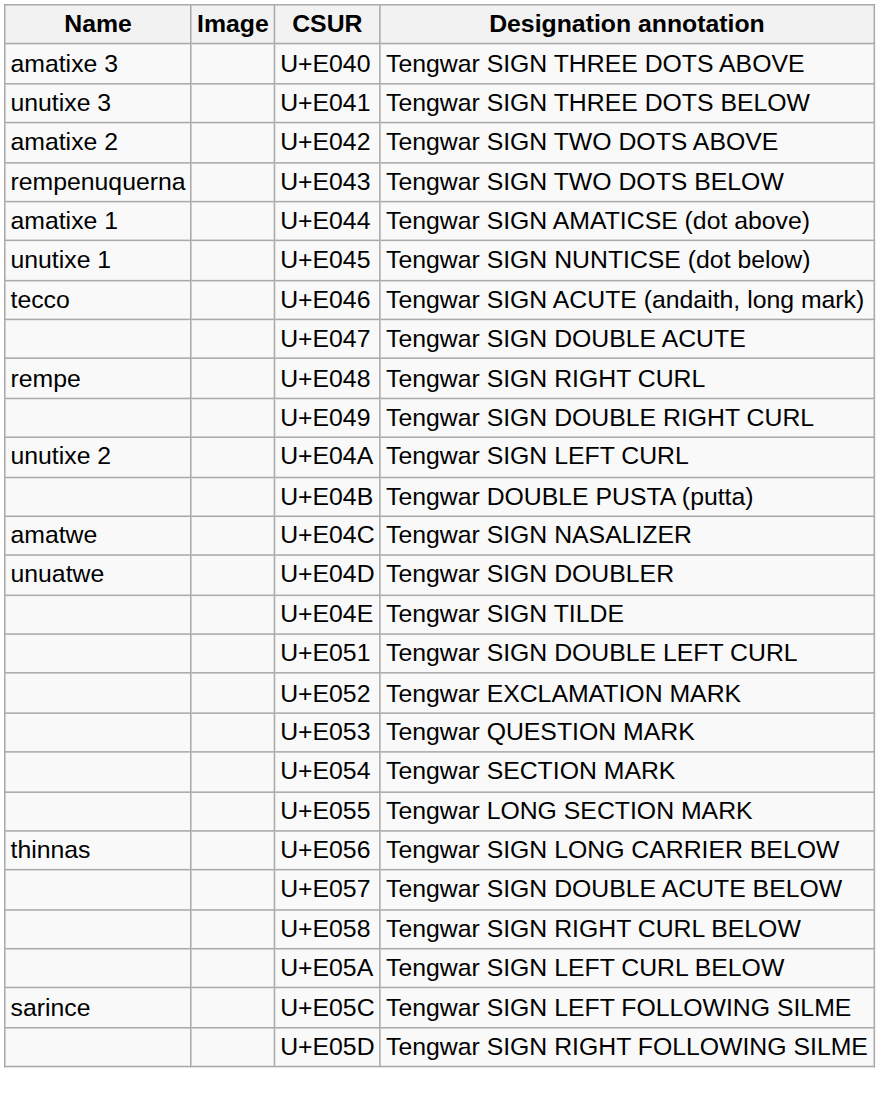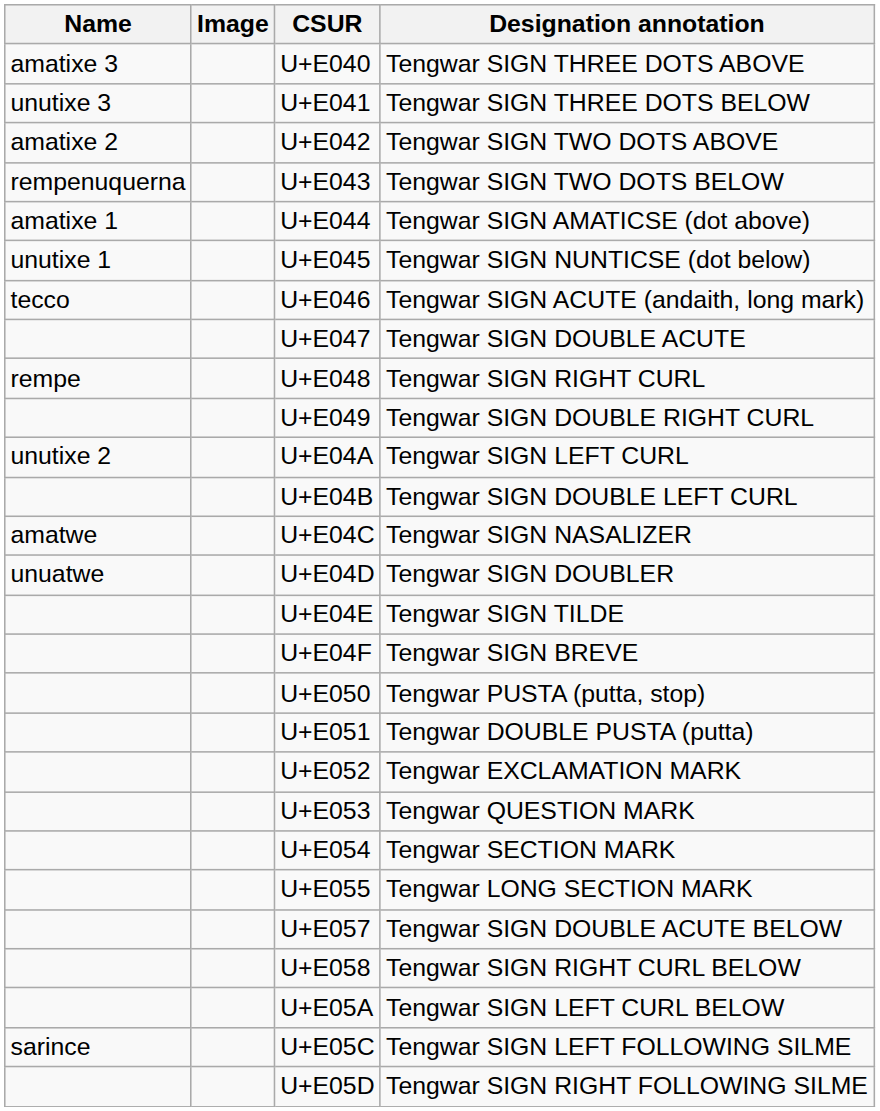(570, 496) Tengwar DOUBLE PUSTA (putta) -> (592, 496) Tengwar SIGN DOUBLE LEFT CURL
+ row: (326, 653)
+ row: (325, 692)
(592, 653) Tengwar SIGN DOUBLE LEFT CURL -> (570, 732) Tengwar DOUBLE PUSTA (putta)
- row: (325, 850)
